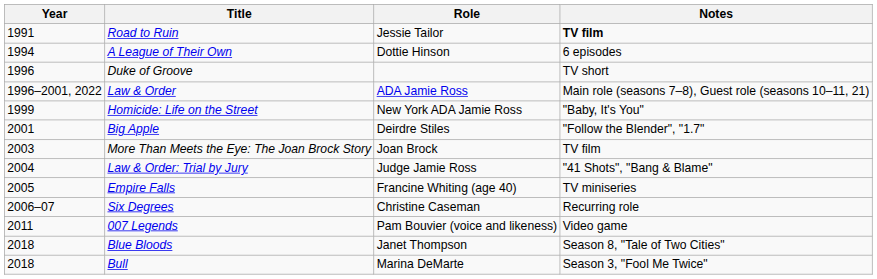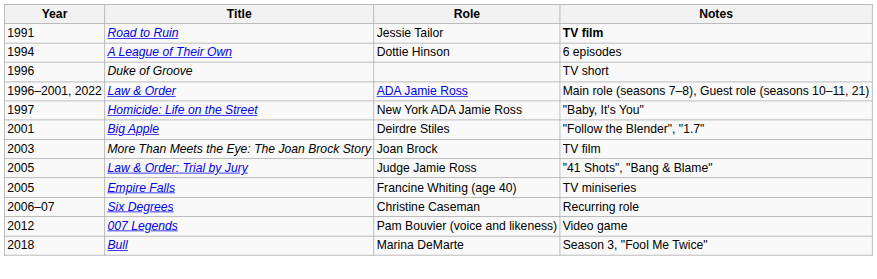(21, 110) 1999 -> (21, 110) 1997
(21, 168) 2004 -> (21, 168) 2005
(20, 226) 2011 -> (21, 226) 2012
- row: (140, 245)
